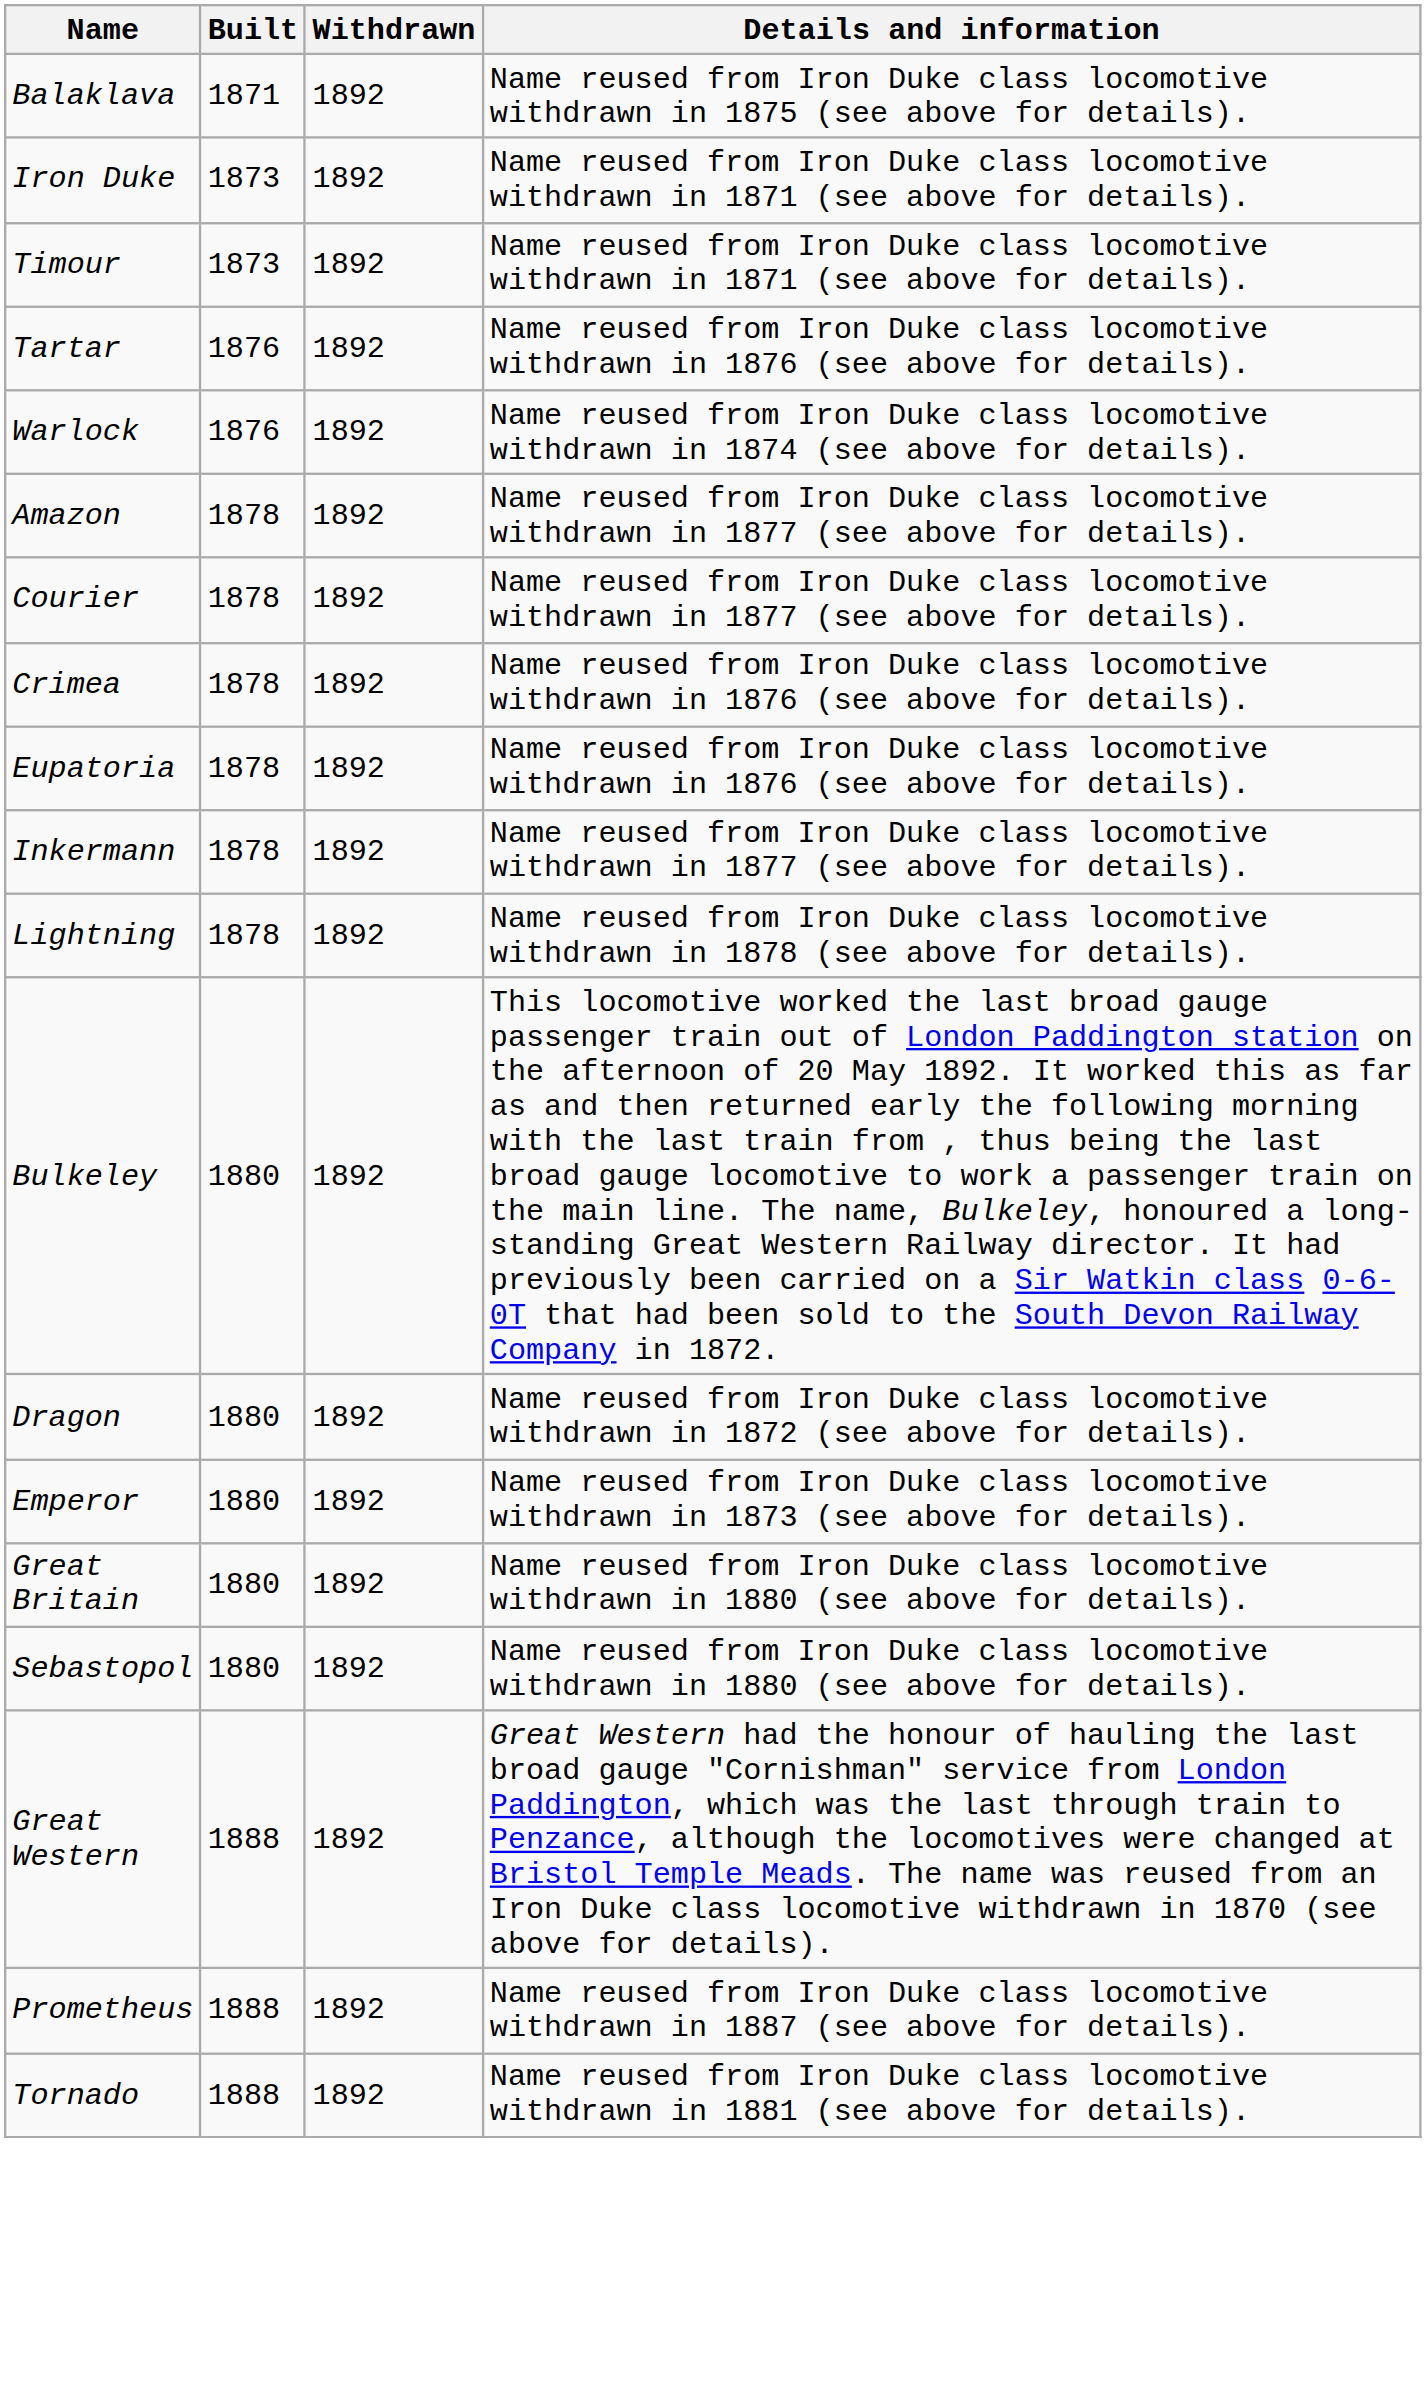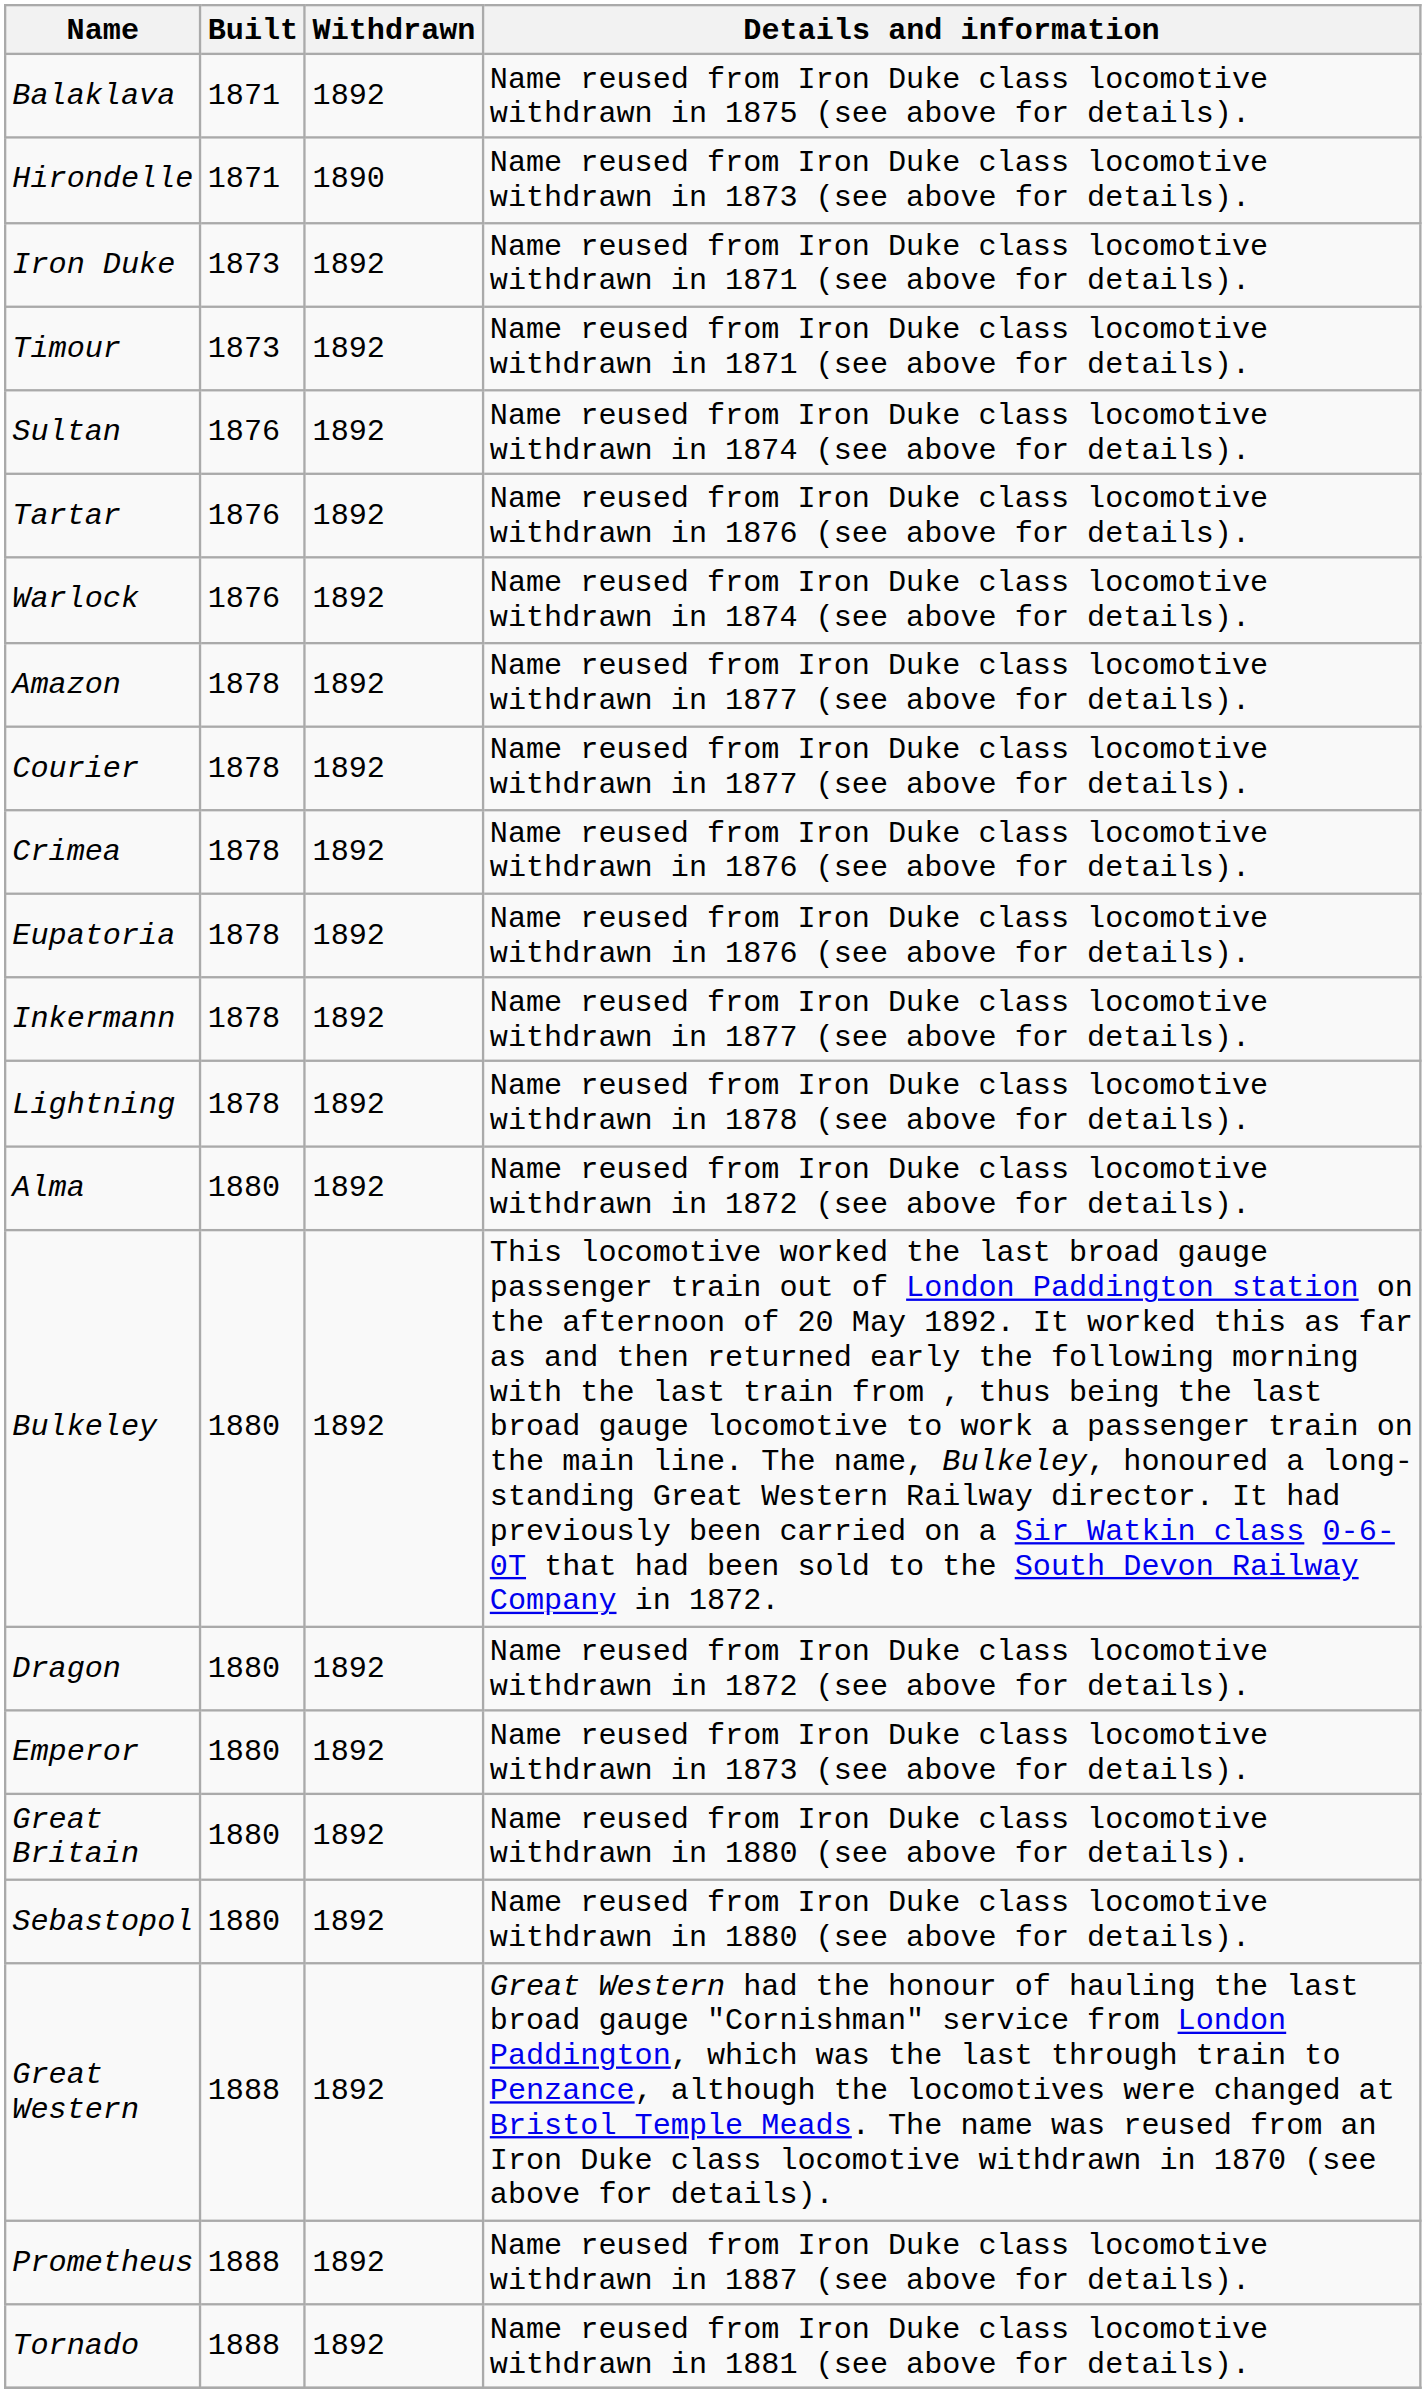+ row: (103, 180)
+ row: (67, 432)
+ row: (49, 1188)
